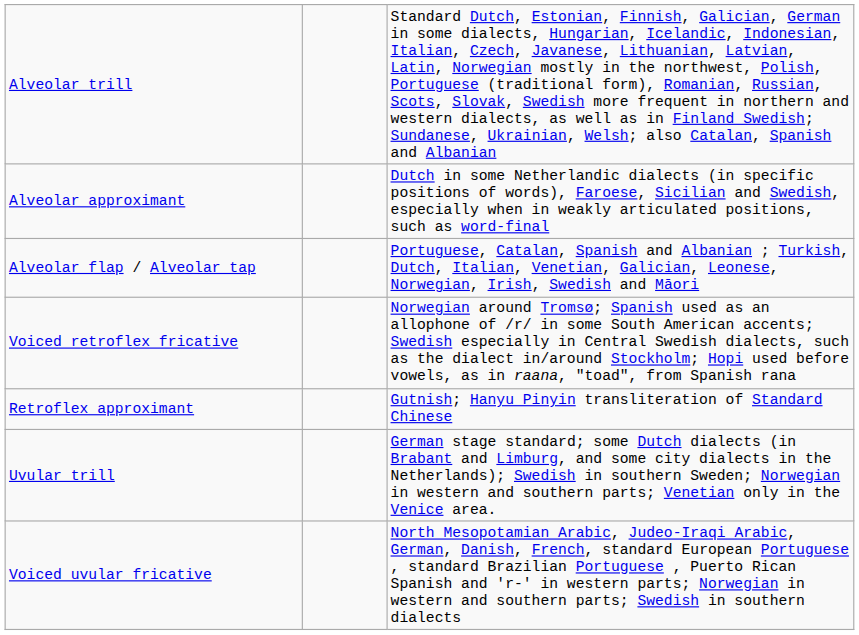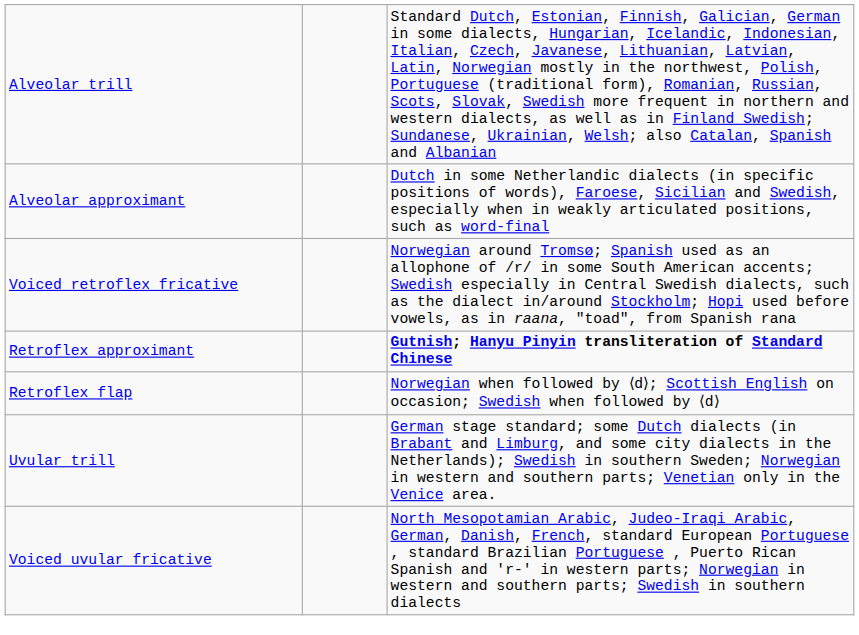- row: (132, 268)
(607, 409) normal -> (607, 351) bold
+ row: (71, 393)
